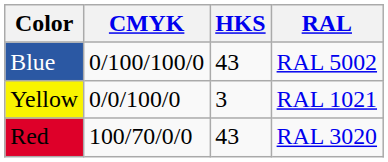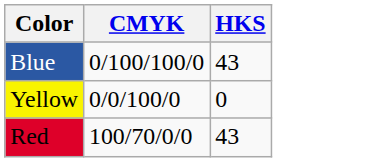- column: (327, 23)
(221, 99) 3 -> (221, 99) 0
